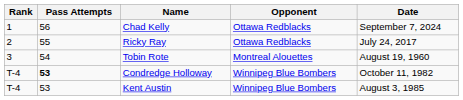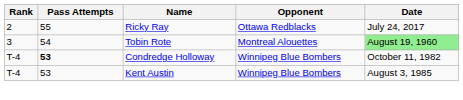- row: (146, 27)
(394, 57) no background -> (402, 42) lightgreen background
